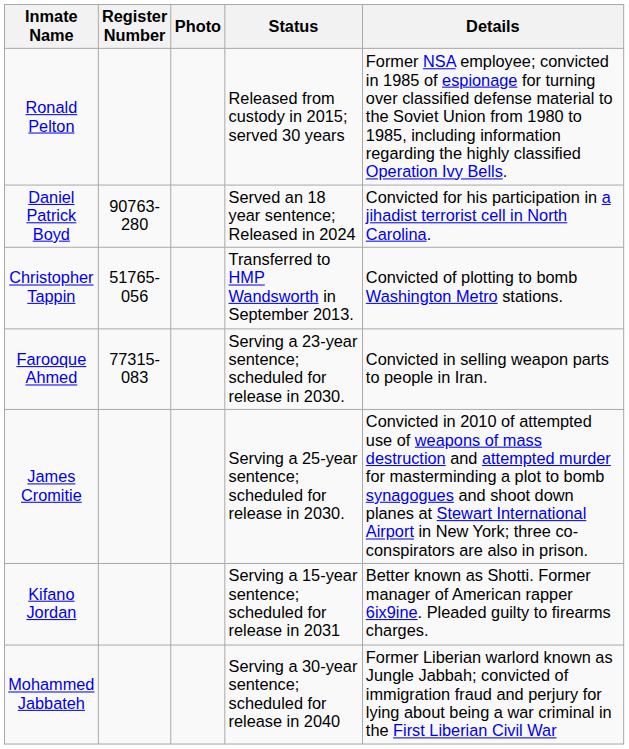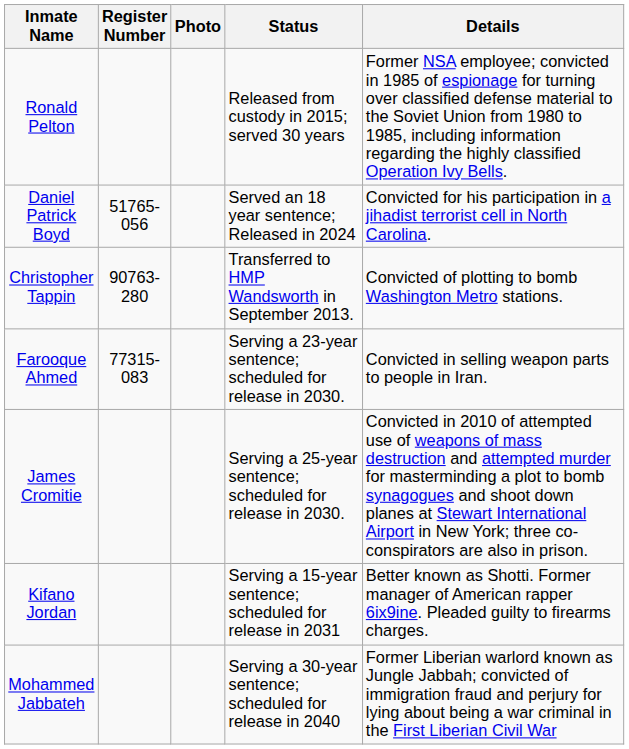(135, 216) 90763-280 -> (135, 216) 51765-056
(135, 287) 51765-056 -> (135, 287) 90763-280
